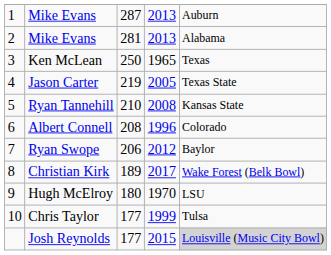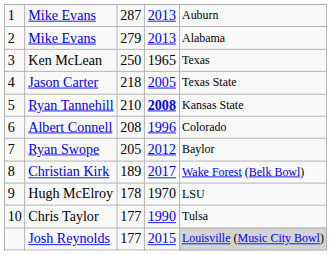(131, 37) 281 -> (131, 37) 279
(131, 82) 219 -> (131, 82) 218
(162, 104) normal -> (162, 104) bold
(131, 149) 206 -> (131, 149) 205
(131, 194) 180 -> (131, 194) 178
(162, 216) 1999 -> (162, 216) 1990
